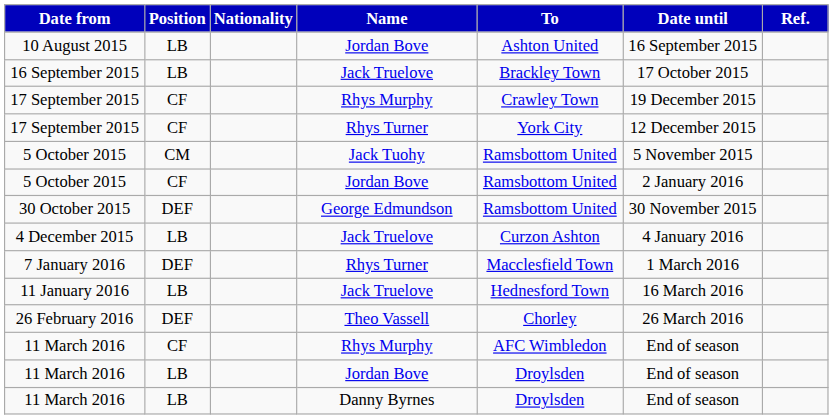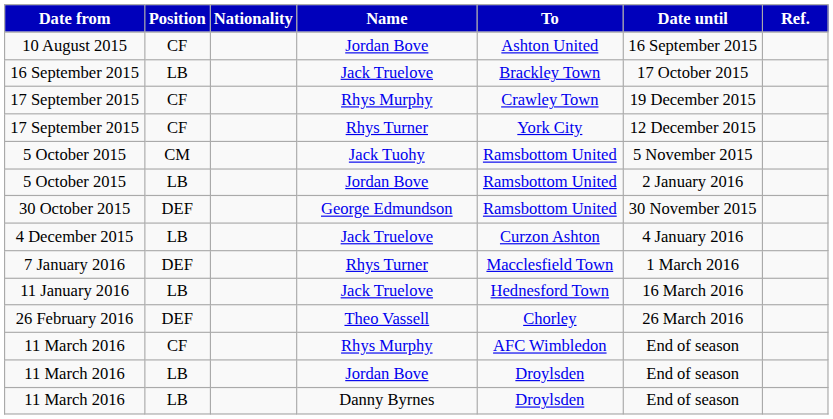(177, 45) LB -> (177, 45) CF
(177, 182) CF -> (177, 182) LB
